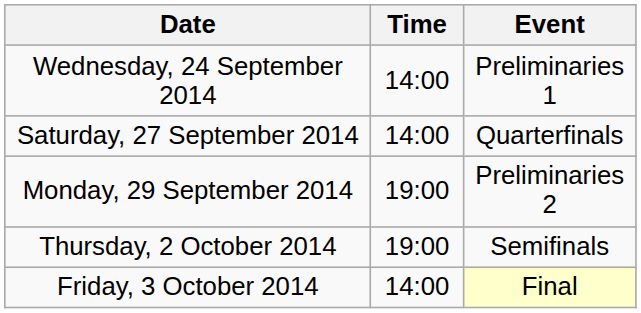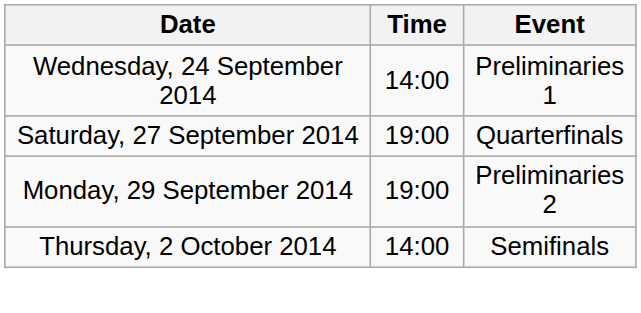(417, 135) 14:00 -> (417, 135) 19:00
(417, 246) 19:00 -> (417, 246) 14:00
- row: (188, 287)
